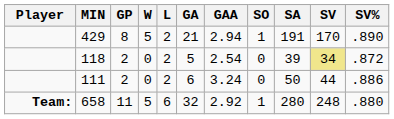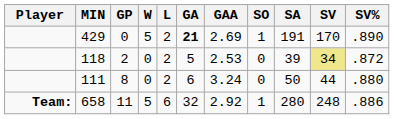(124, 37) 8 -> (124, 37) 0
(190, 37) normal -> (190, 37) bold
(226, 37) 2.94 -> (226, 37) 2.69
(226, 59) 2.54 -> (226, 59) 2.53
(124, 81) 2 -> (124, 81) 8
(367, 81) .886 -> (367, 81) .880
(367, 103) .880 -> (367, 103) .886
